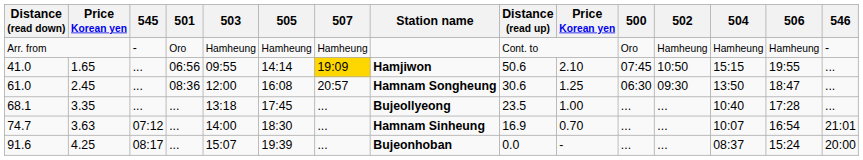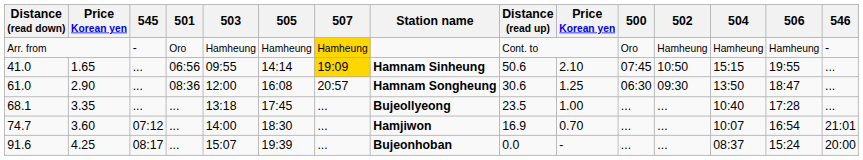(343, 48) no background -> (343, 48) gold background
(402, 67) Hamjiwon -> (429, 67) Hamnam Sinheung
(83, 86) 2.45 -> (83, 86) 2.90
(83, 125) 3.63 -> (83, 125) 3.60
(429, 125) Hamnam Sinheung -> (402, 125) Hamjiwon
